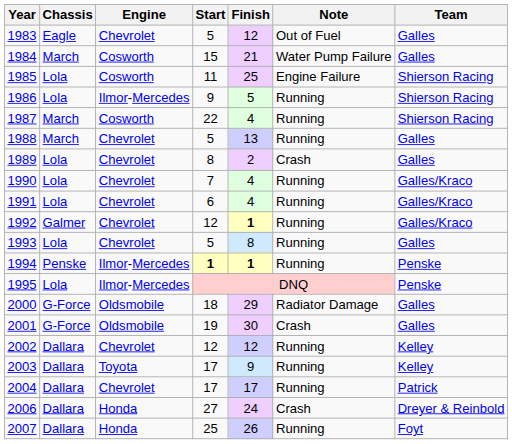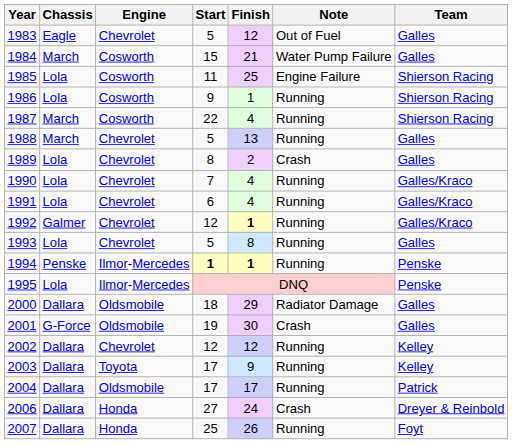(144, 98) Ilmor-Mercedes -> (126, 98) Cosworth
(251, 98) 5 -> (251, 98) 1
(67, 305) G-Force -> (63, 305) Dallara
(127, 387) Chevrolet -> (131, 387) Oldsmobile
